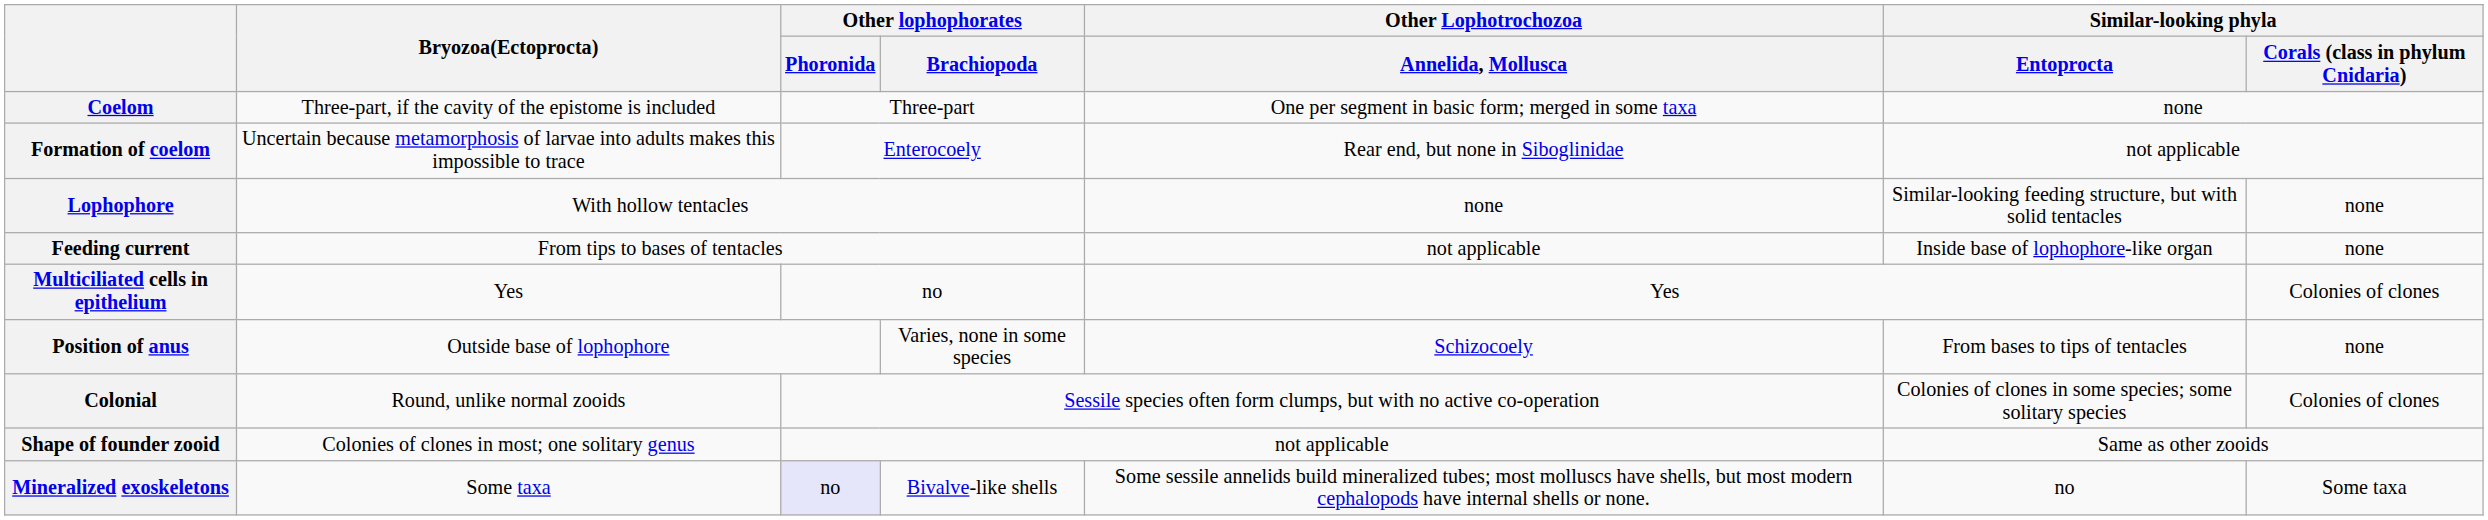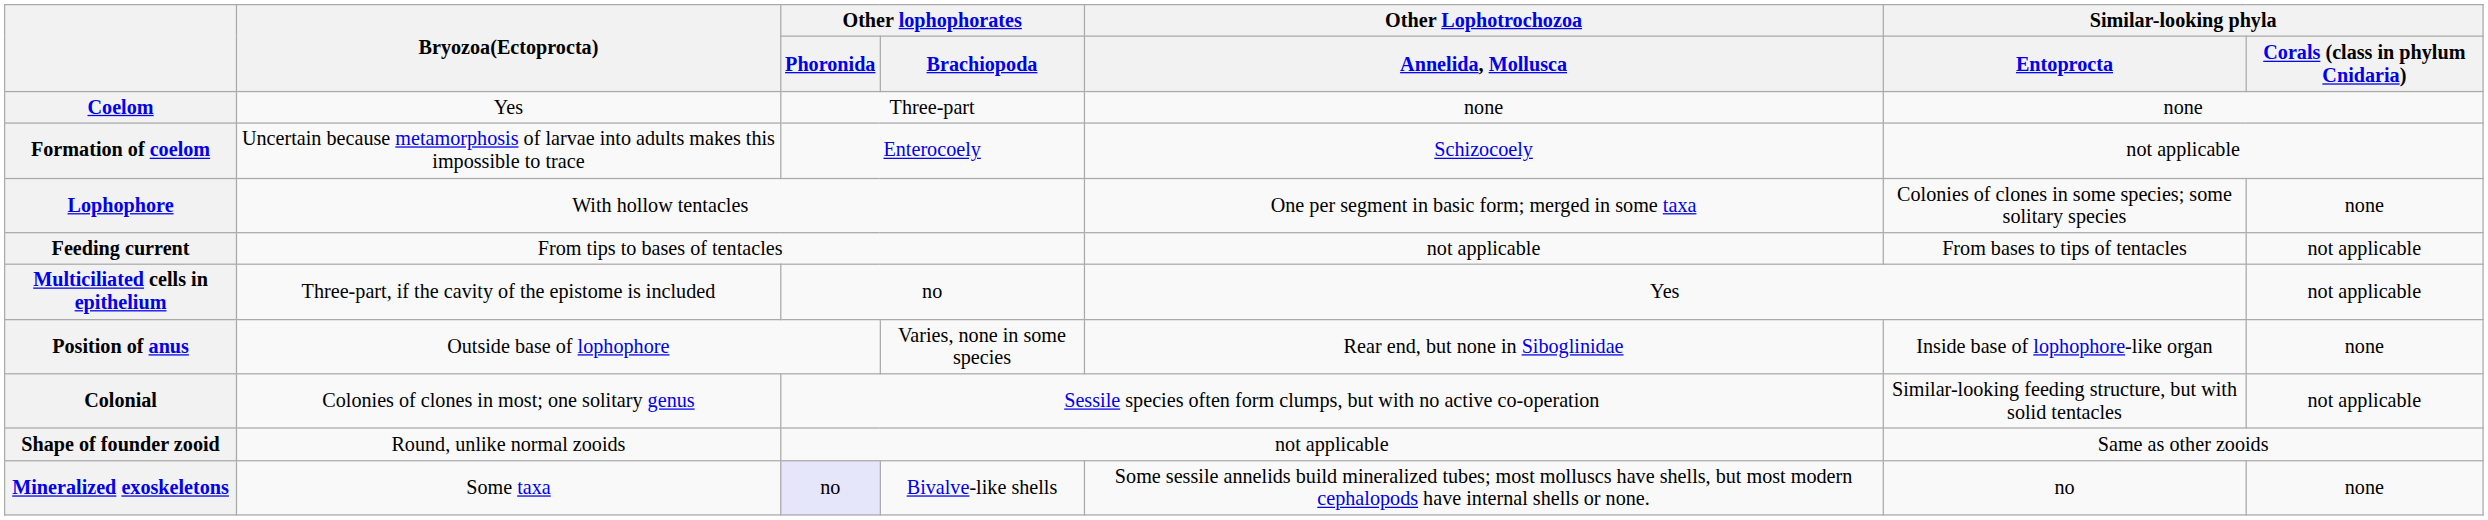(508, 107) Three-part, if the cavity of the epistome is included -> (508, 107) Yes
(1484, 107) One per segment in basic form; merged in some taxa -> (1484, 107) none
(1484, 150) Rear end, but none in Siboglinidae -> (1484, 150) Schizocoely
(1484, 205) none -> (1484, 205) One per segment in basic form; merged in some taxa
(2064, 205) Similar-looking feeding structure, but with solid tentacles -> (2064, 205) Colonies of clones in some species; some solitary species
(2064, 248) Inside base of lophophore-like organ -> (2064, 248) From bases to tips of tentacles
(2364, 248) none -> (2364, 248) not applicable
(508, 291) Yes -> (508, 291) Three-part, if the cavity of the epistome is included
(2364, 291) Colonies of clones -> (2364, 291) not applicable
(1484, 346) Schizocoely -> (1484, 346) Rear end, but none in Siboglinidae
(2064, 346) From bases to tips of tentacles -> (2064, 346) Inside base of lophophore-like organ
(508, 401) Round, unlike normal zooids -> (508, 401) Colonies of clones in most; one solitary genus
(2064, 401) Colonies of clones in some species; some solitary species -> (2064, 401) Similar-looking feeding structure, but with solid tentacles
(2364, 401) Colonies of clones -> (2364, 401) not applicable
(508, 444) Colonies of clones in most; one solitary genus -> (508, 444) Round, unlike normal zooids
(2364, 487) Some taxa -> (2364, 487) none
